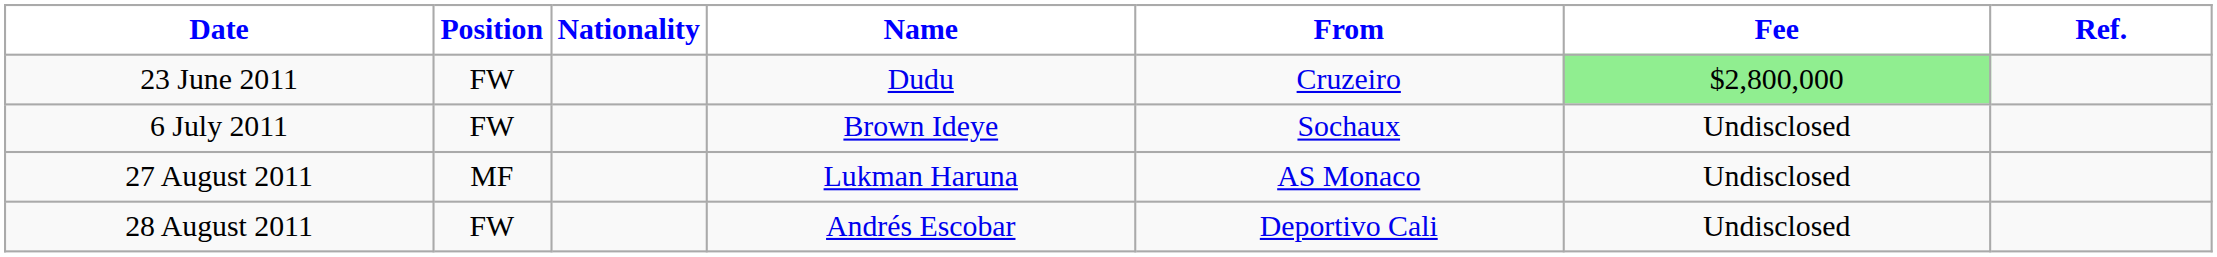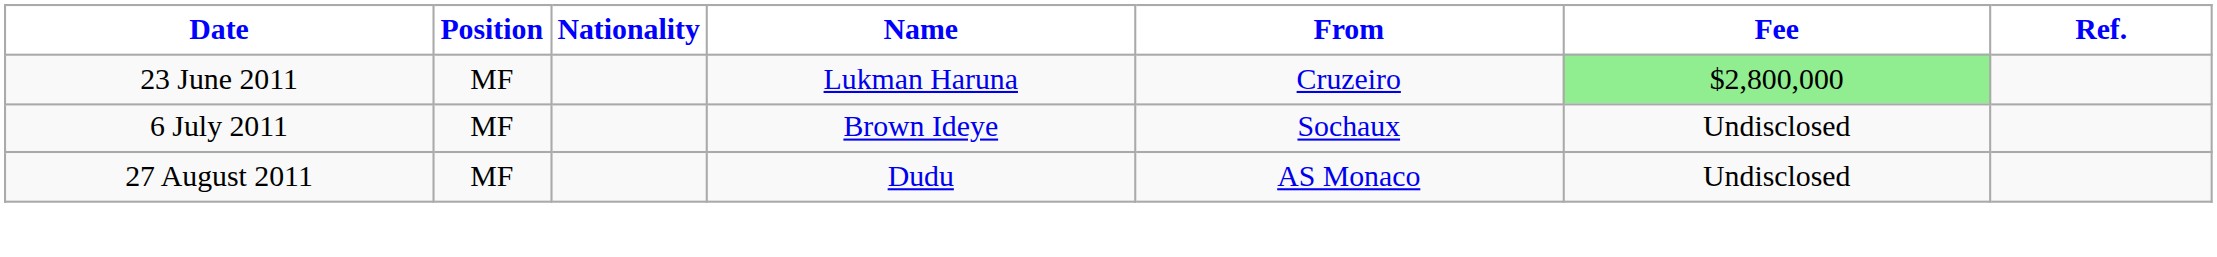(492, 78) FW -> (492, 78) MF
(921, 78) Dudu -> (921, 78) Lukman Haruna
(492, 127) FW -> (492, 127) MF
(921, 176) Lukman Haruna -> (921, 176) Dudu
- row: (219, 226)
